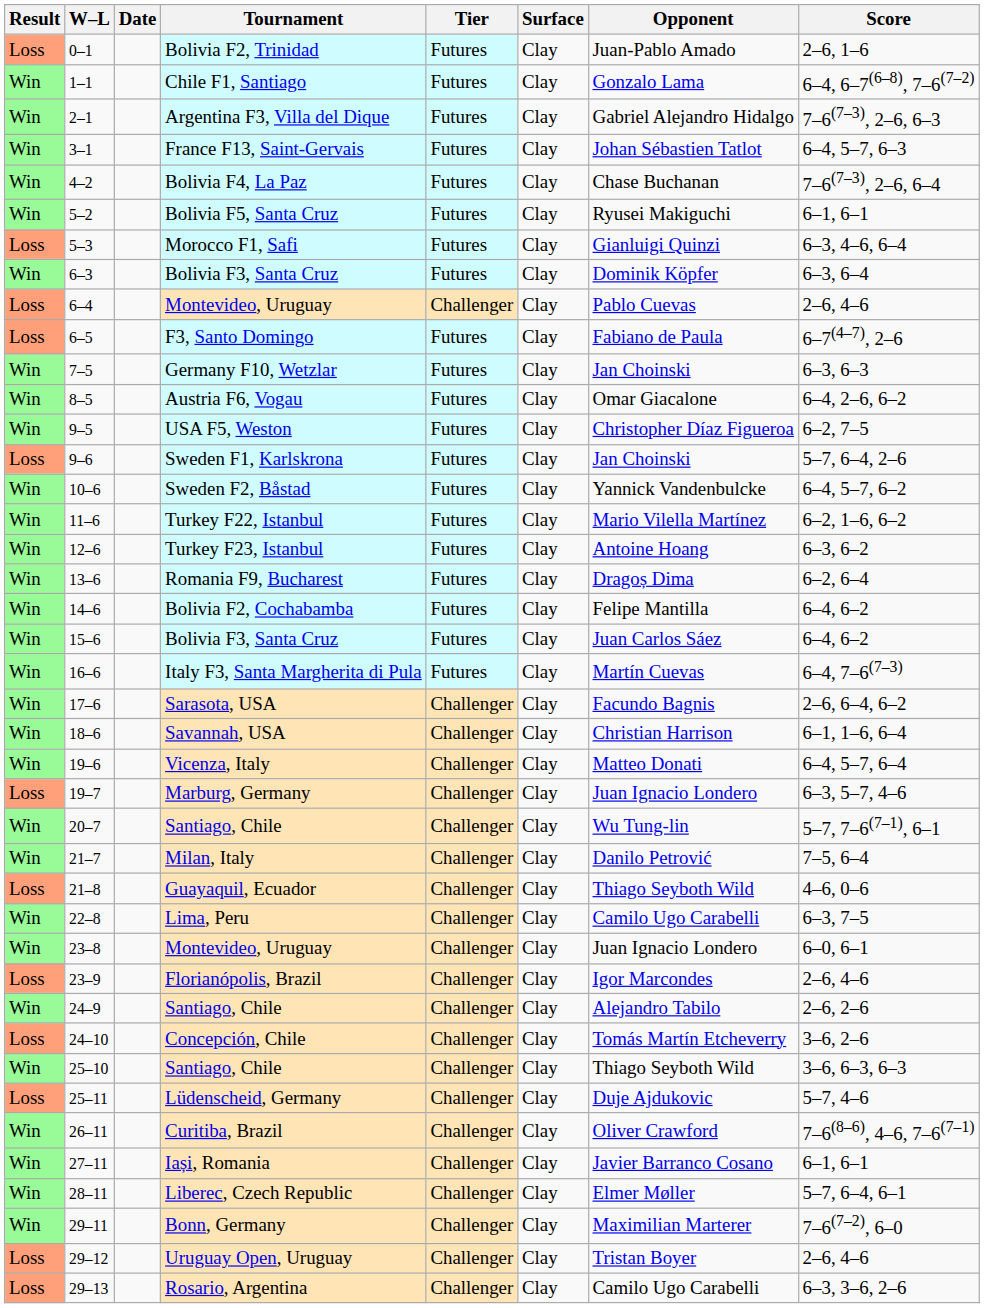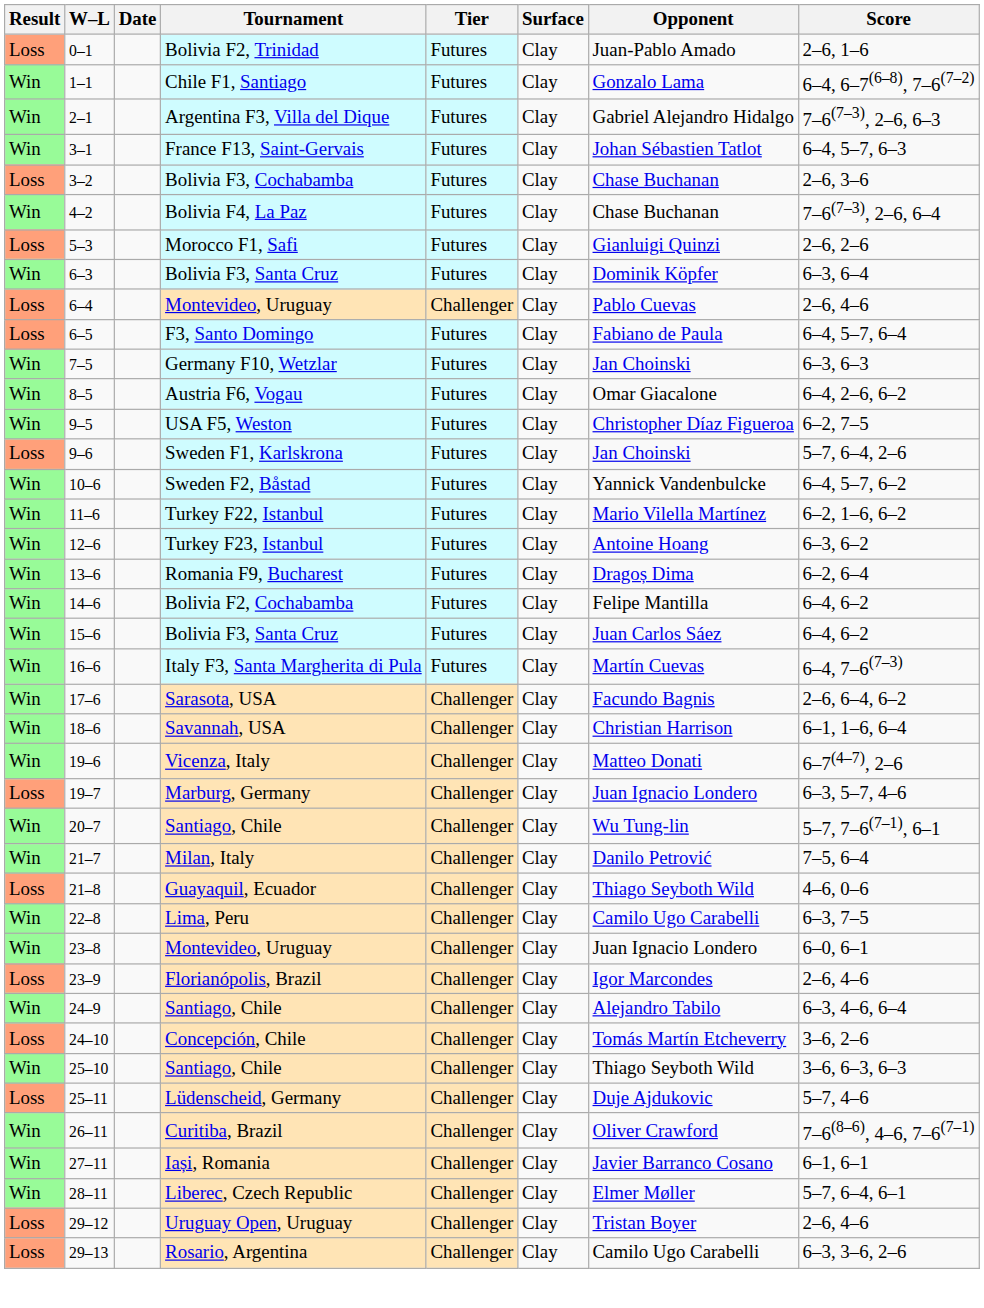+ row: (81, 180)
- row: (81, 215)
(854, 244) 6–3, 4–6, 6–4 -> (836, 244) 2–6, 2–6
(853, 336) 6–7(4–7), 2–6 -> (854, 334) 6–4, 5–7, 6–4
(854, 763) 6–4, 5–7, 6–4 -> (853, 761) 6–7(4–7), 2–6
(836, 1008) 2–6, 2–6 -> (854, 1008) 6–3, 4–6, 6–4
- row: (88, 1226)
